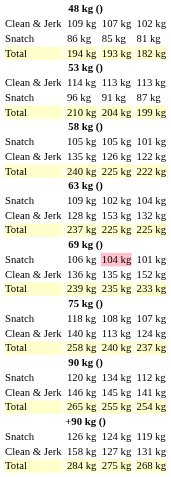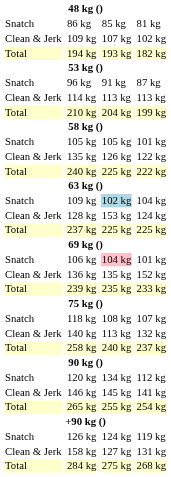rows swapped: (20, 38) <-> (33, 23)
rows swapped: (20, 97) <-> (33, 82)
(117, 200) no background -> (117, 200) lightblue background
(151, 215) 132 kg -> (151, 215) 124 kg
(151, 333) 124 kg -> (151, 333) 132 kg
